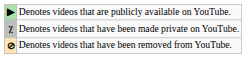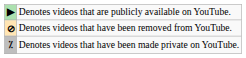rows swapped: (129, 29) <-> (125, 45)
